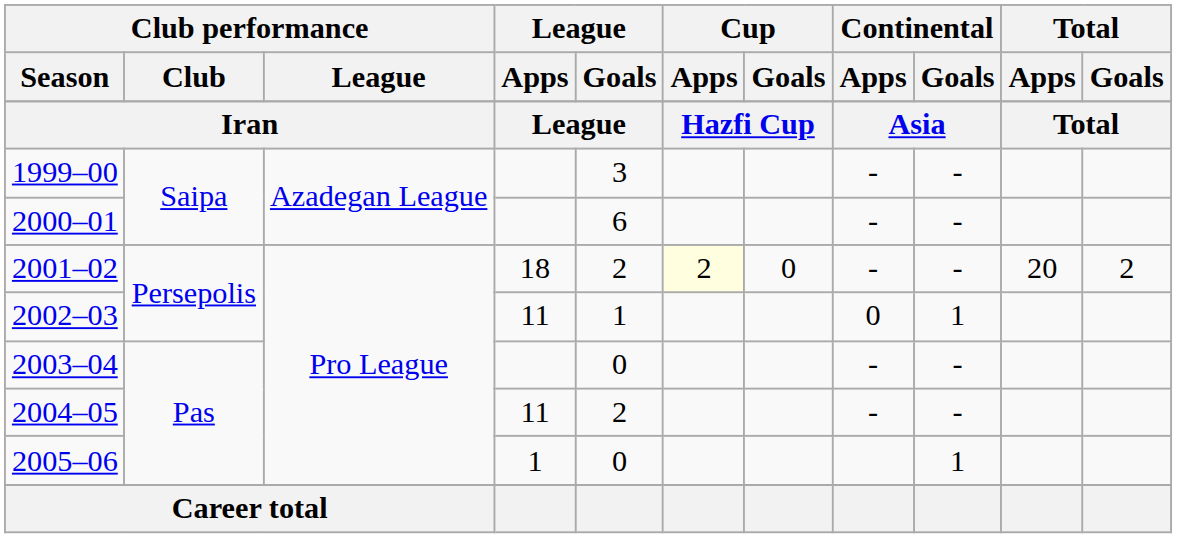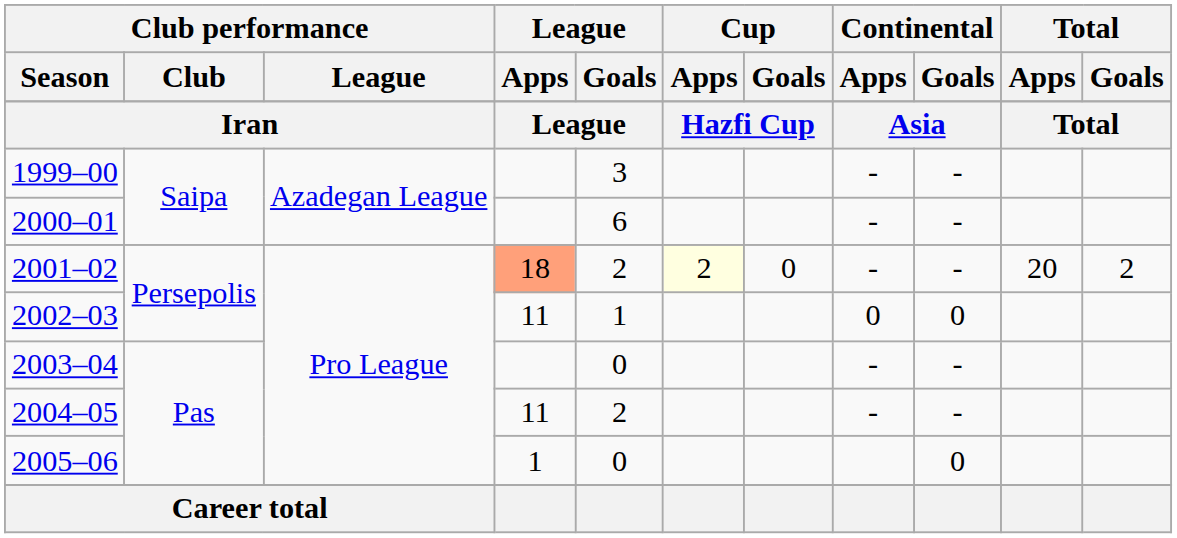(535, 268) no background -> (535, 268) lightsalmon background
(958, 316) 1 -> (958, 316) 0
(958, 460) 1 -> (958, 460) 0
